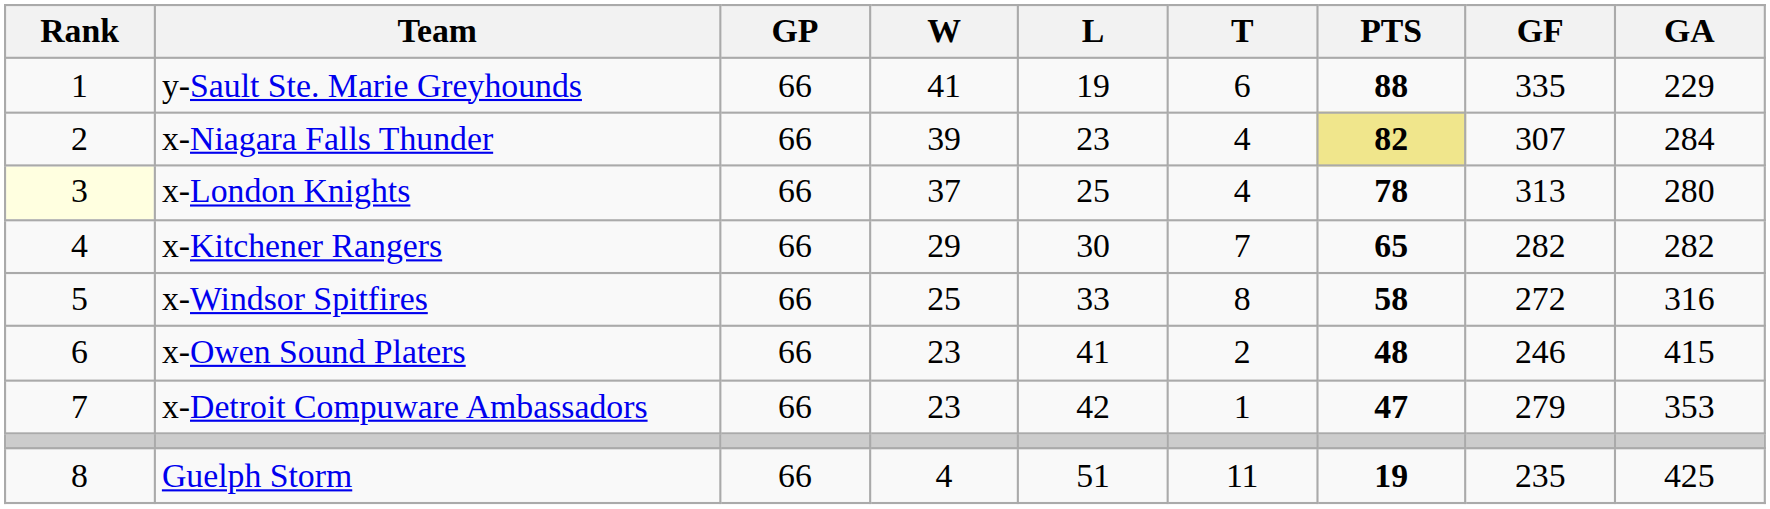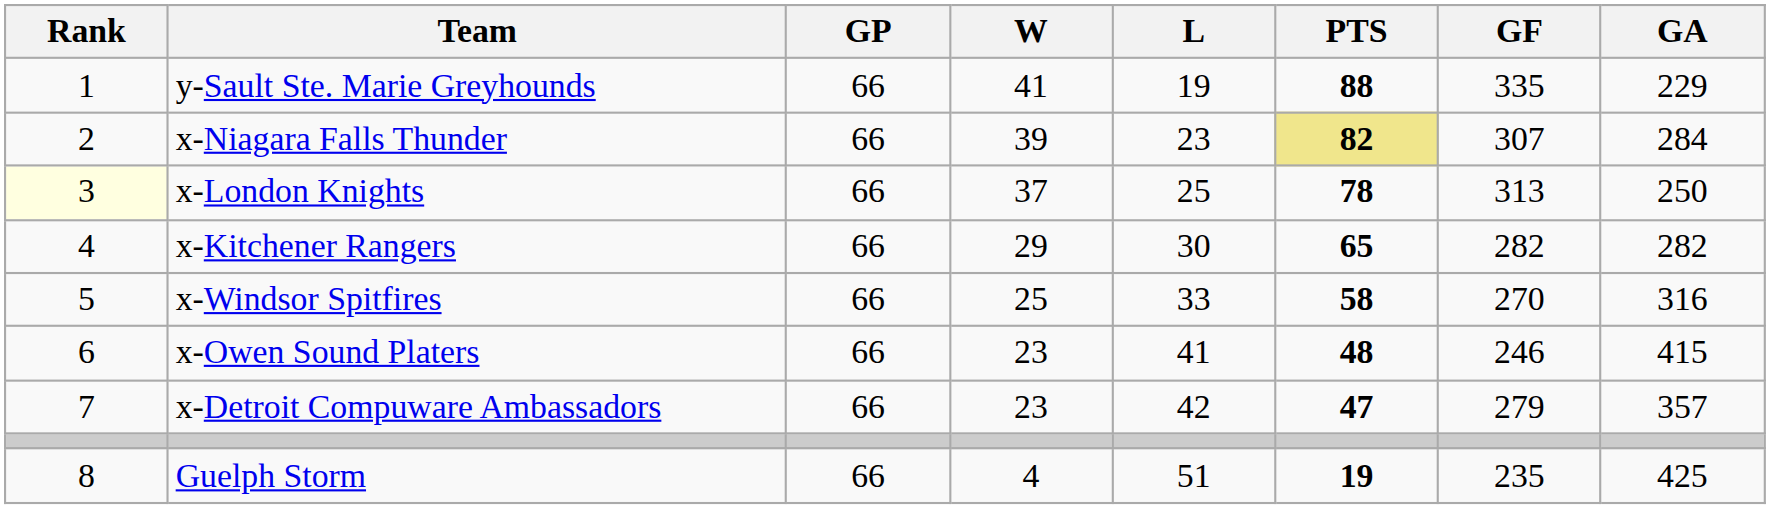- column: (1242, 31)
(1689, 191) 280 -> (1682, 191) 250
(1540, 298) 272 -> (1519, 298) 270
(1689, 406) 353 -> (1682, 406) 357
